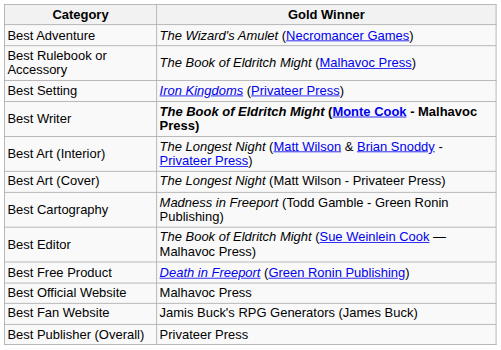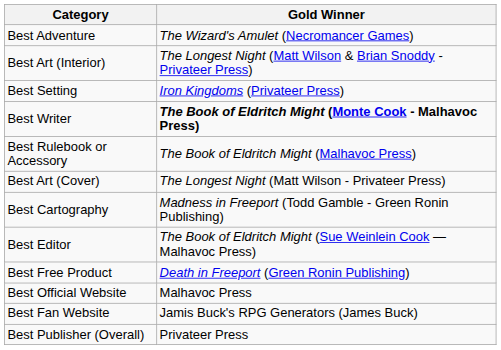rows swapped: (57, 63) <-> (56, 153)
